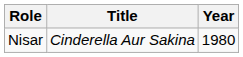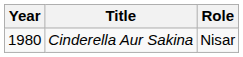columns swapped: (219, 16) <-> (25, 16)
